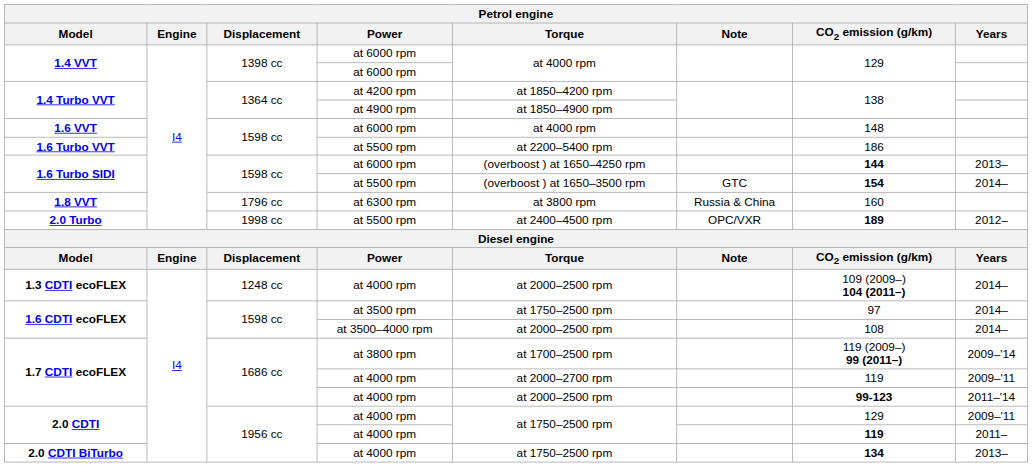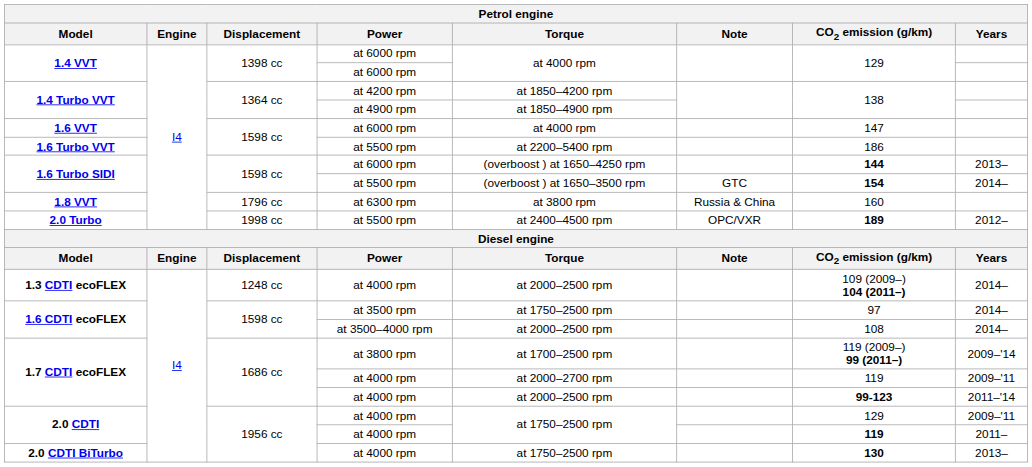(874, 127) 148 -> (874, 127) 147
(874, 452) 134 -> (874, 452) 130
